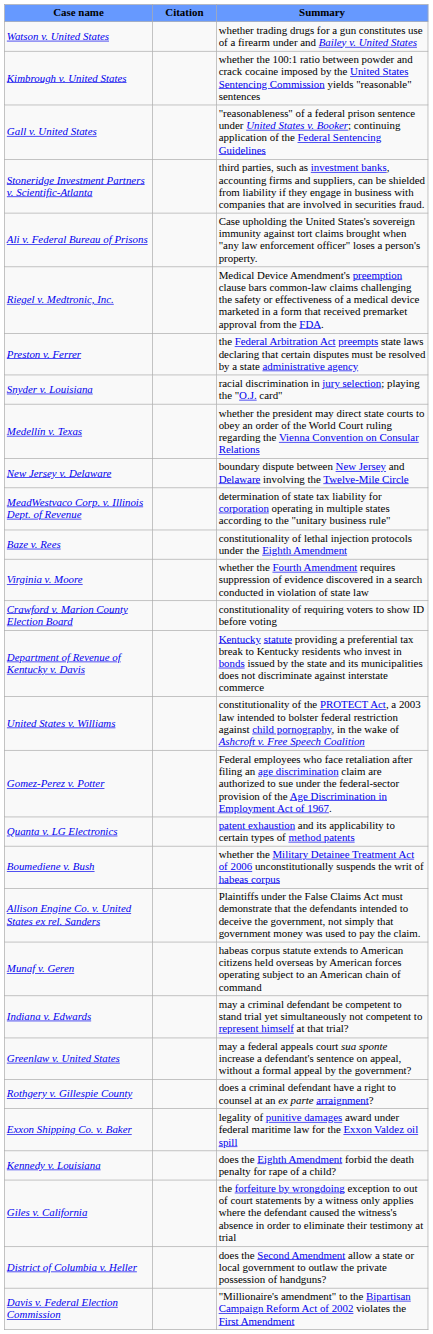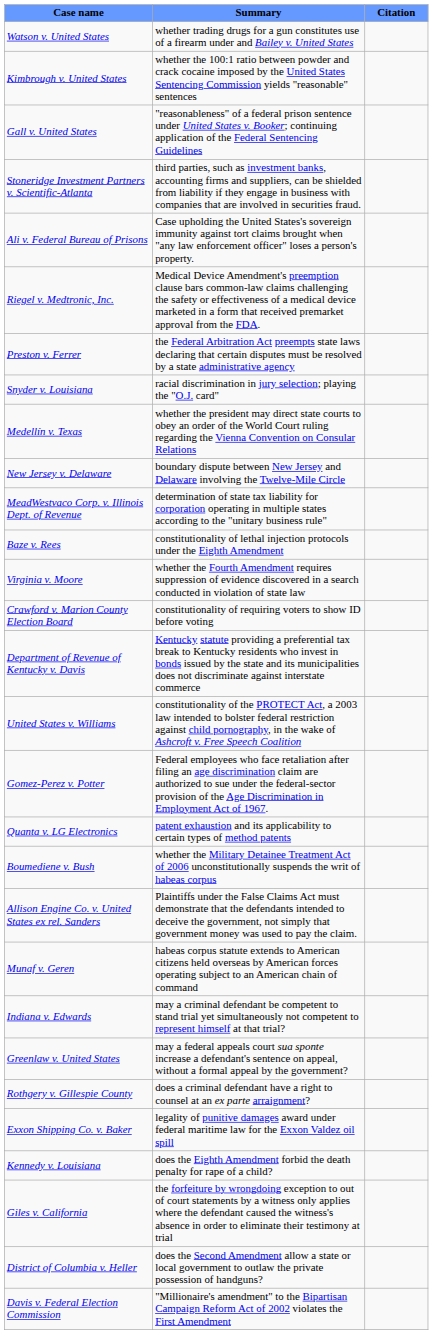columns swapped: (184, 13) <-> (322, 13)
